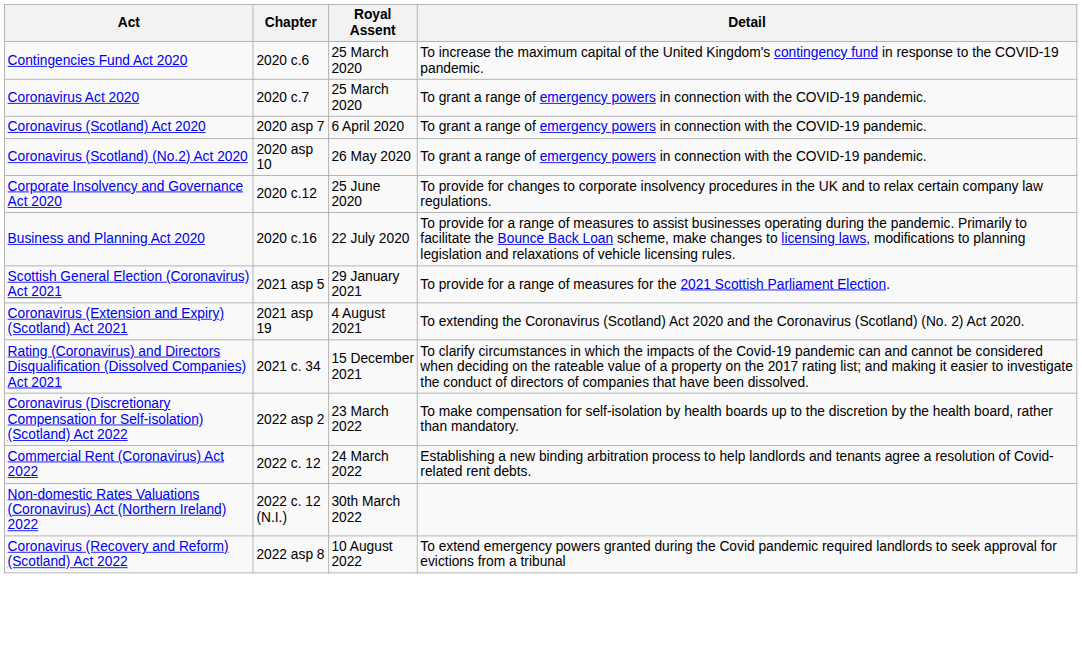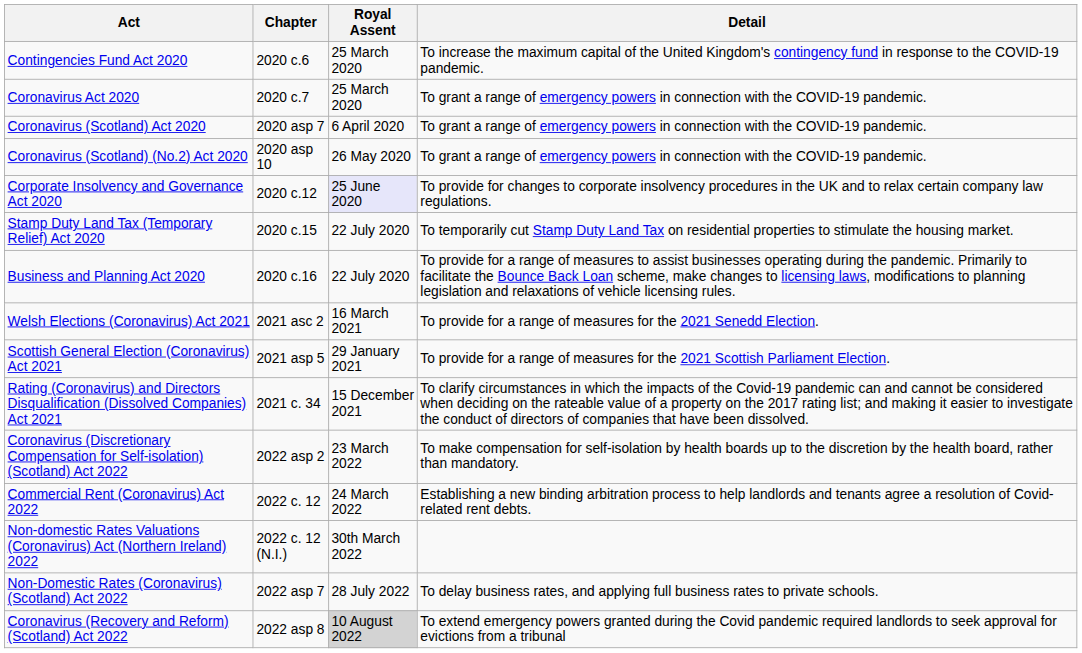(356, 194) no background -> (356, 194) lavender background
+ row: (110, 231)
+ row: (129, 321)
- row: (116, 321)
+ row: (115, 591)
(362, 554) no background -> (362, 629) lightgrey background
